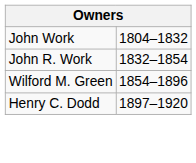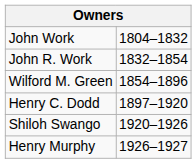+ row: (55, 125)
+ row: (52, 147)
